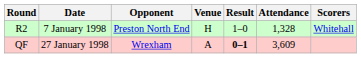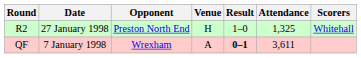(75, 28) 7 January 1998 -> (75, 28) 27 January 1998
(284, 28) 1,328 -> (284, 28) 1,325
(75, 45) 27 January 1998 -> (75, 45) 7 January 1998
(284, 45) 3,609 -> (284, 45) 3,611
